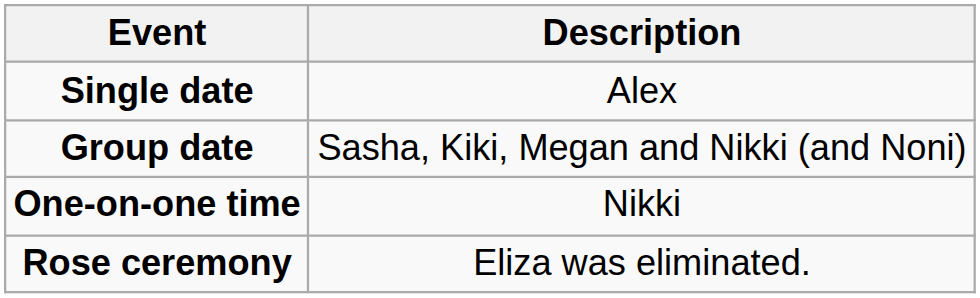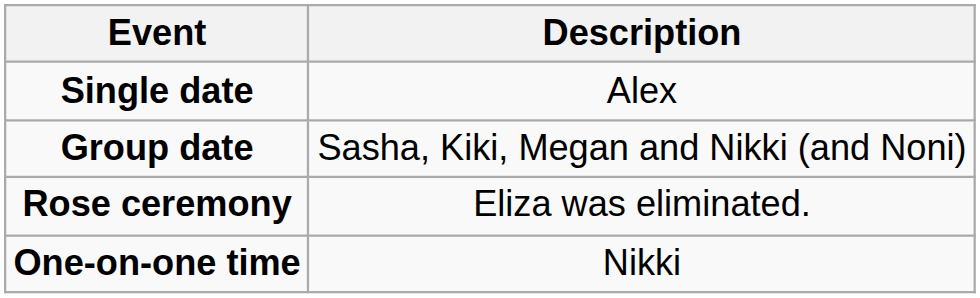rows swapped: (157, 205) <-> (157, 262)
